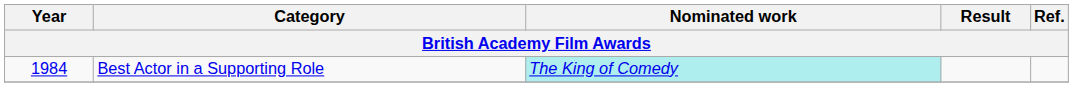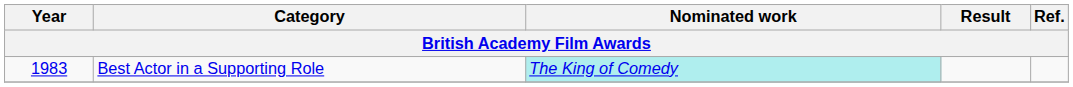(49, 69) 1984 -> (49, 69) 1983
